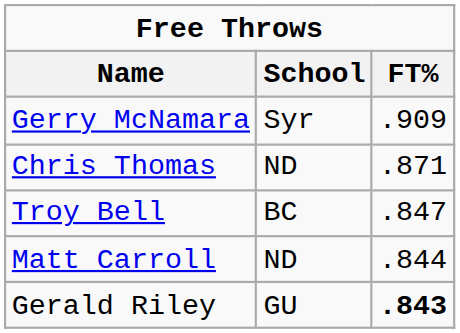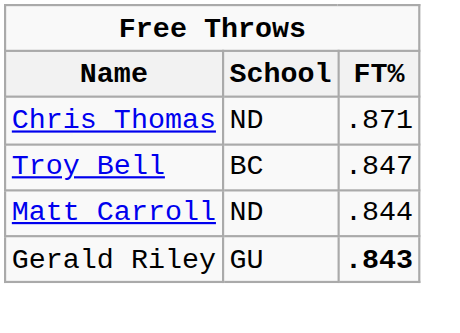- row: (131, 121)
